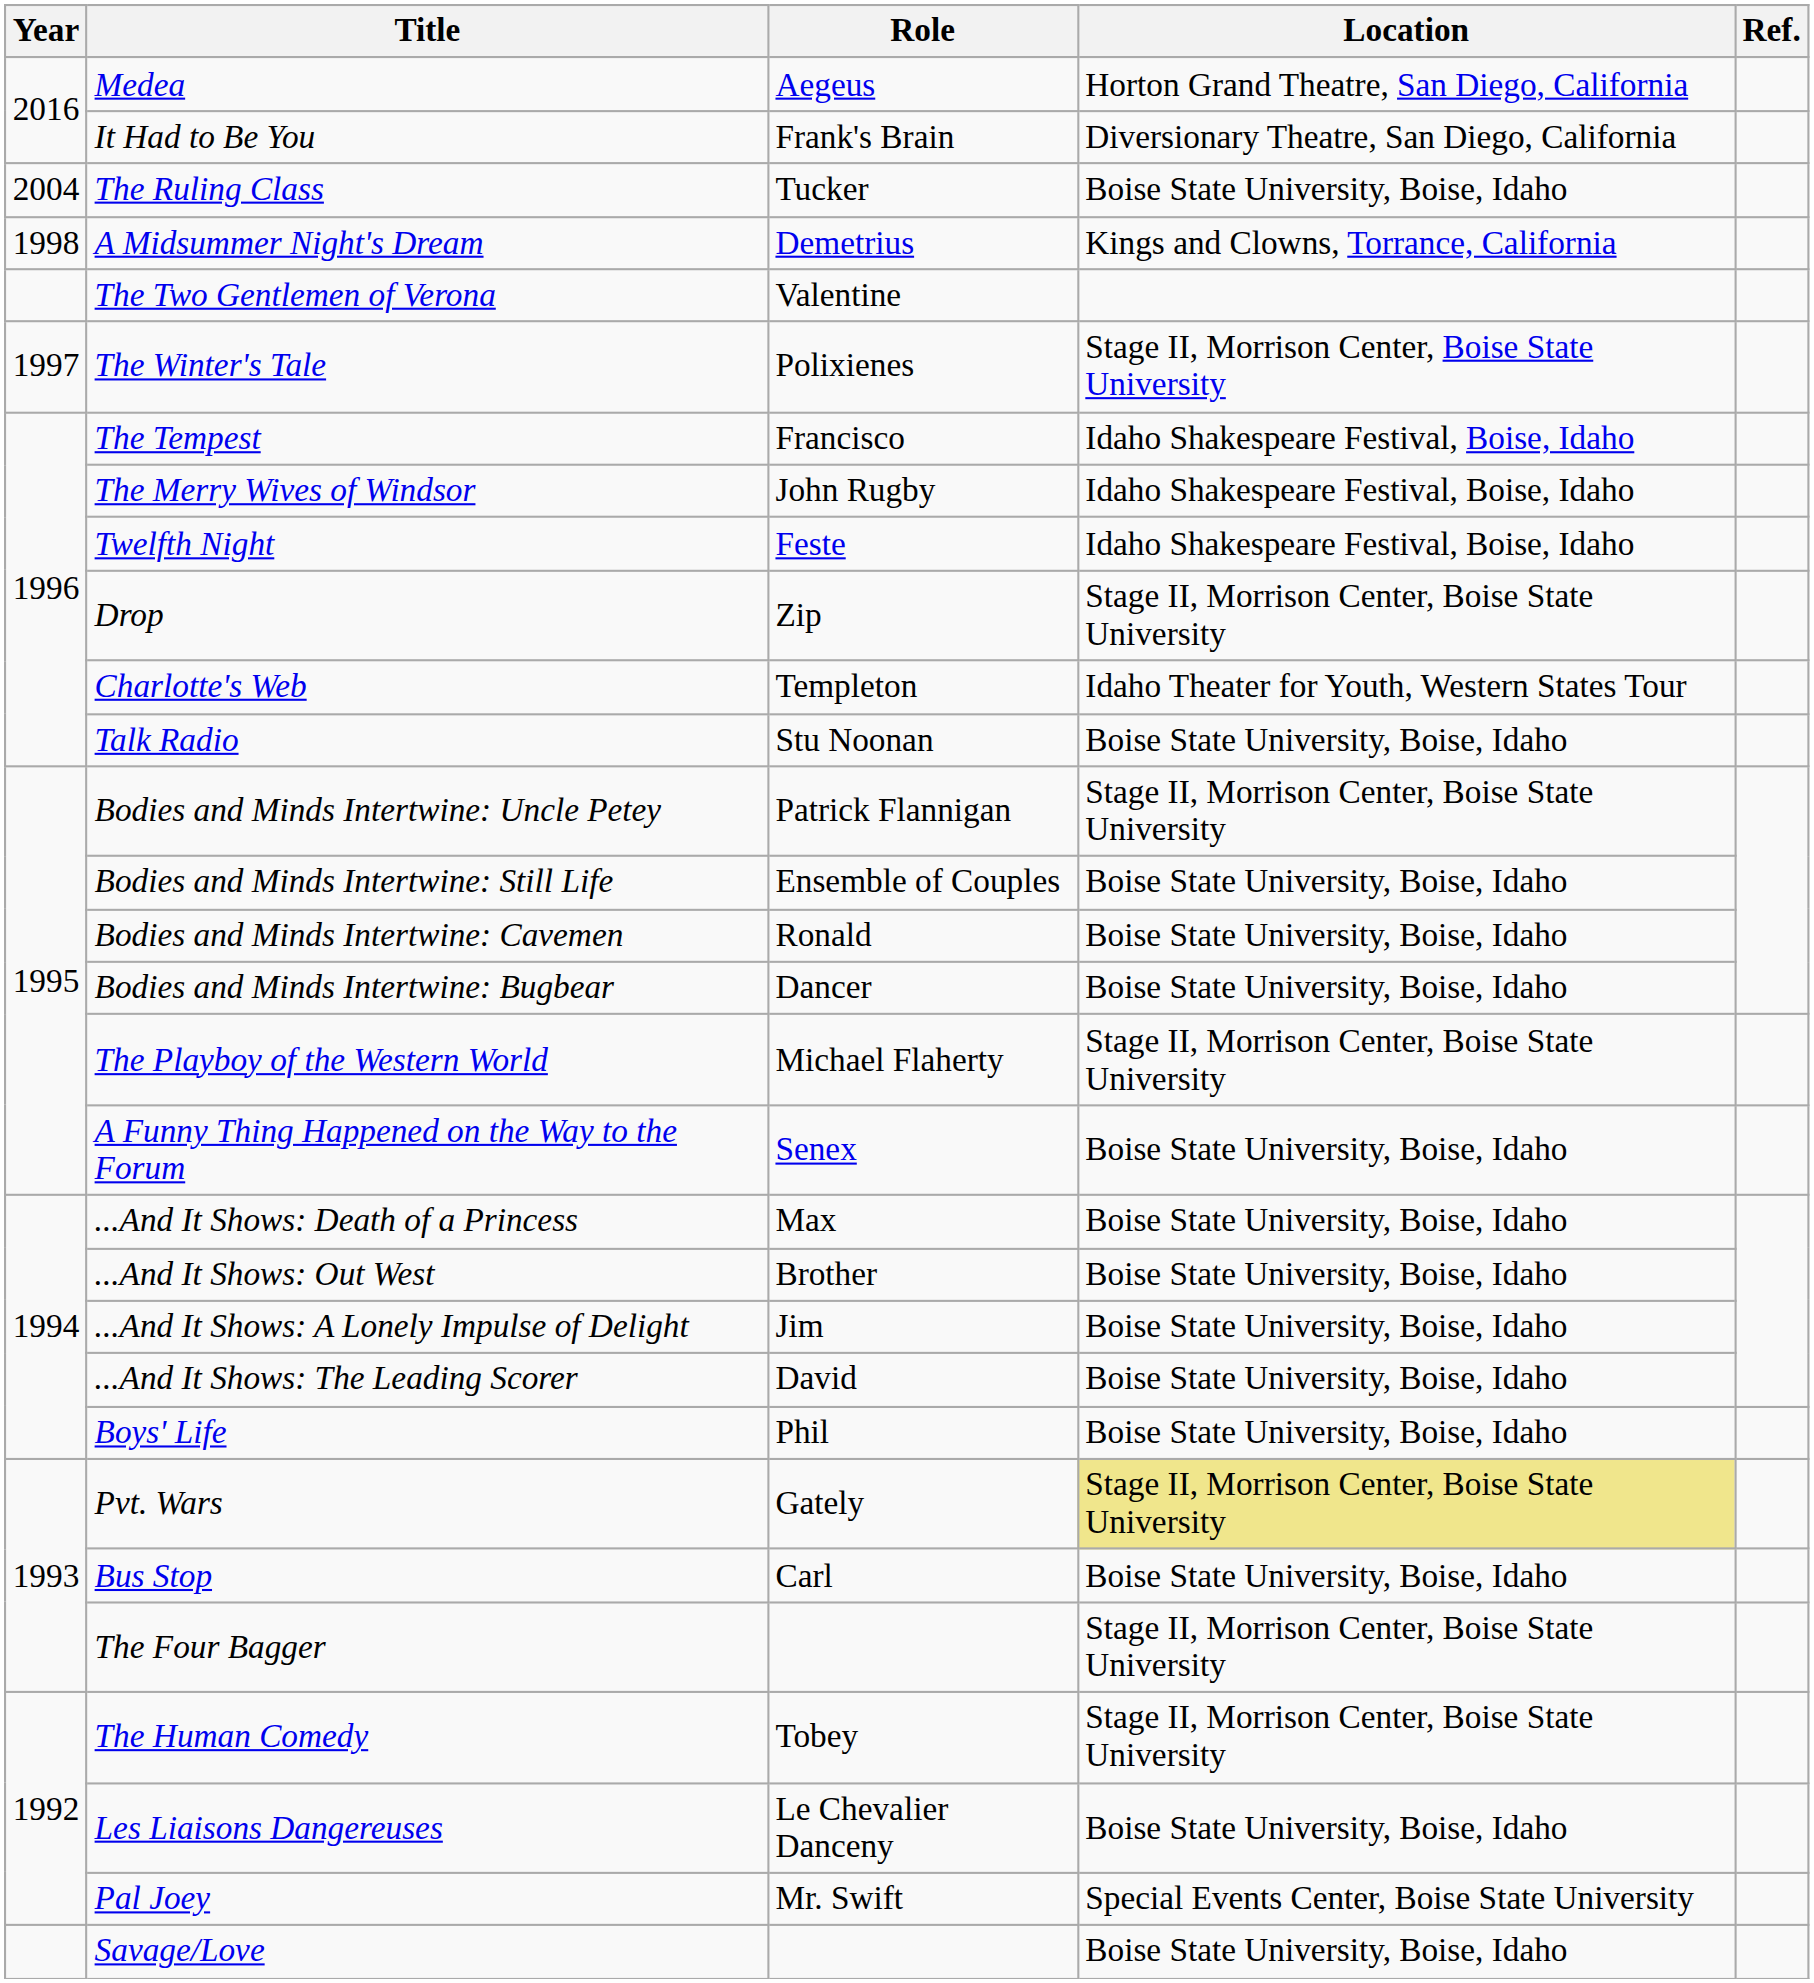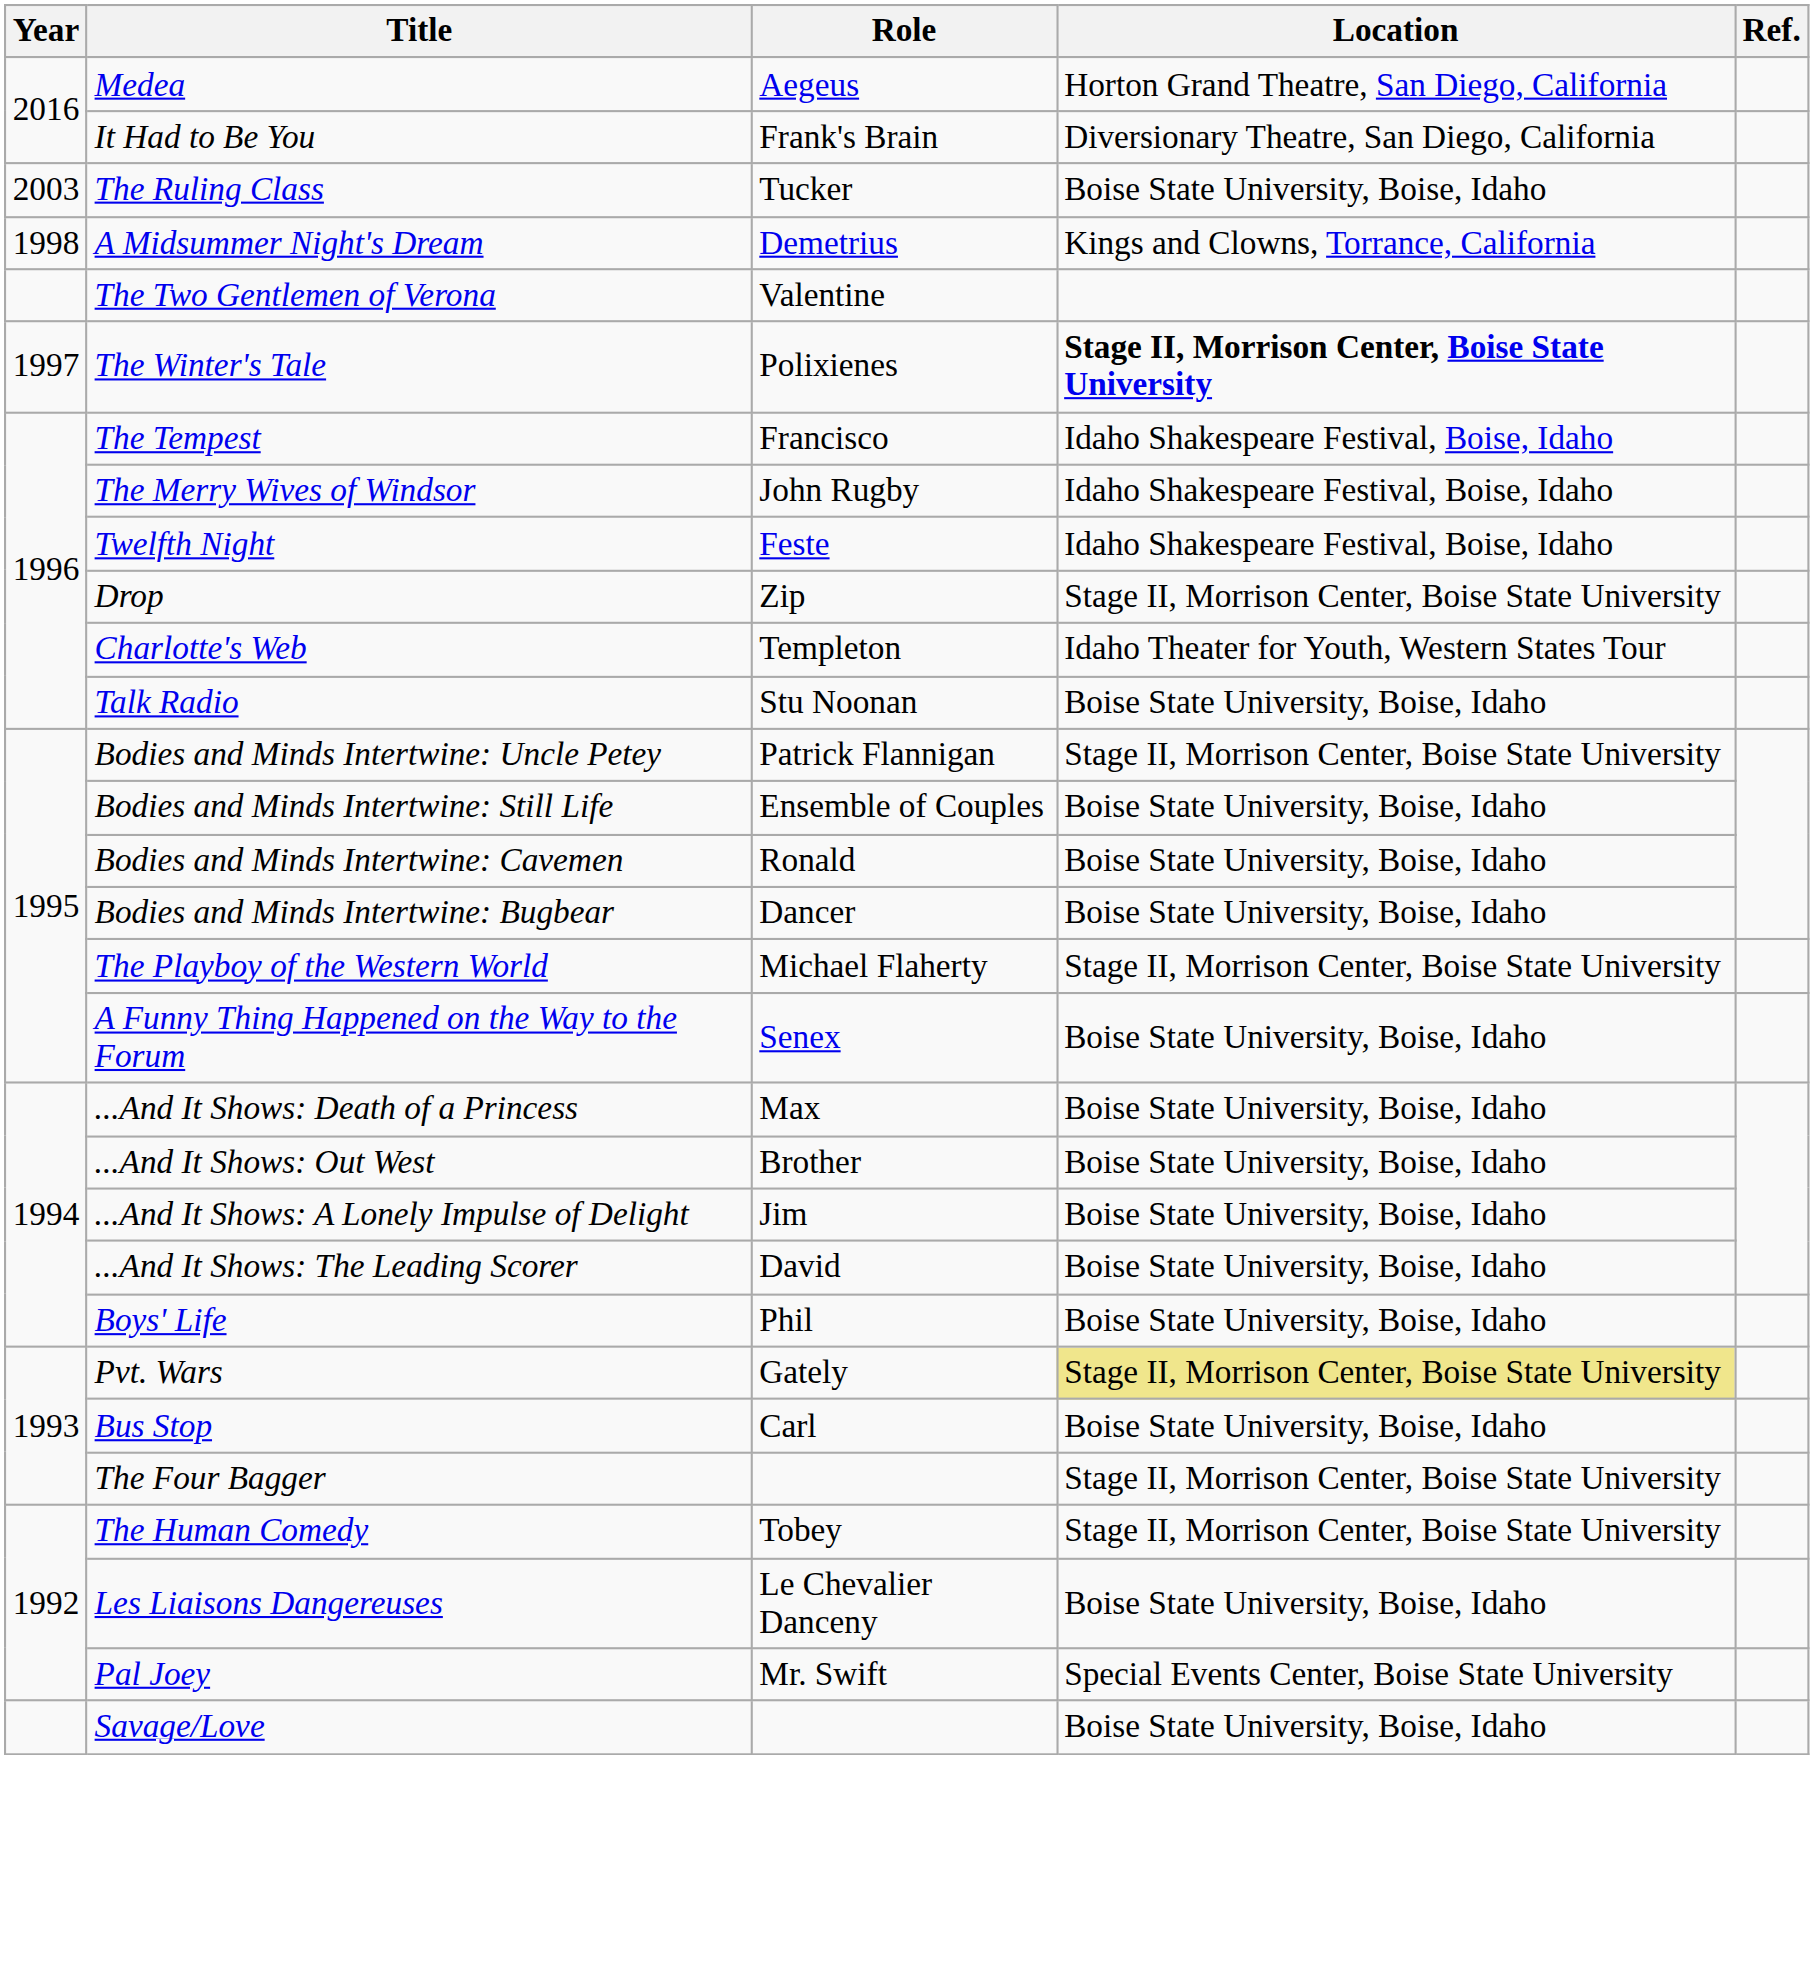(46, 189) 2004 -> (46, 189) 2003
(1339, 366) normal -> (1334, 366) bold
